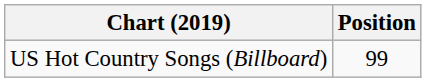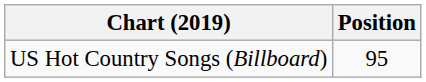(377, 58) 99 -> (377, 58) 95
